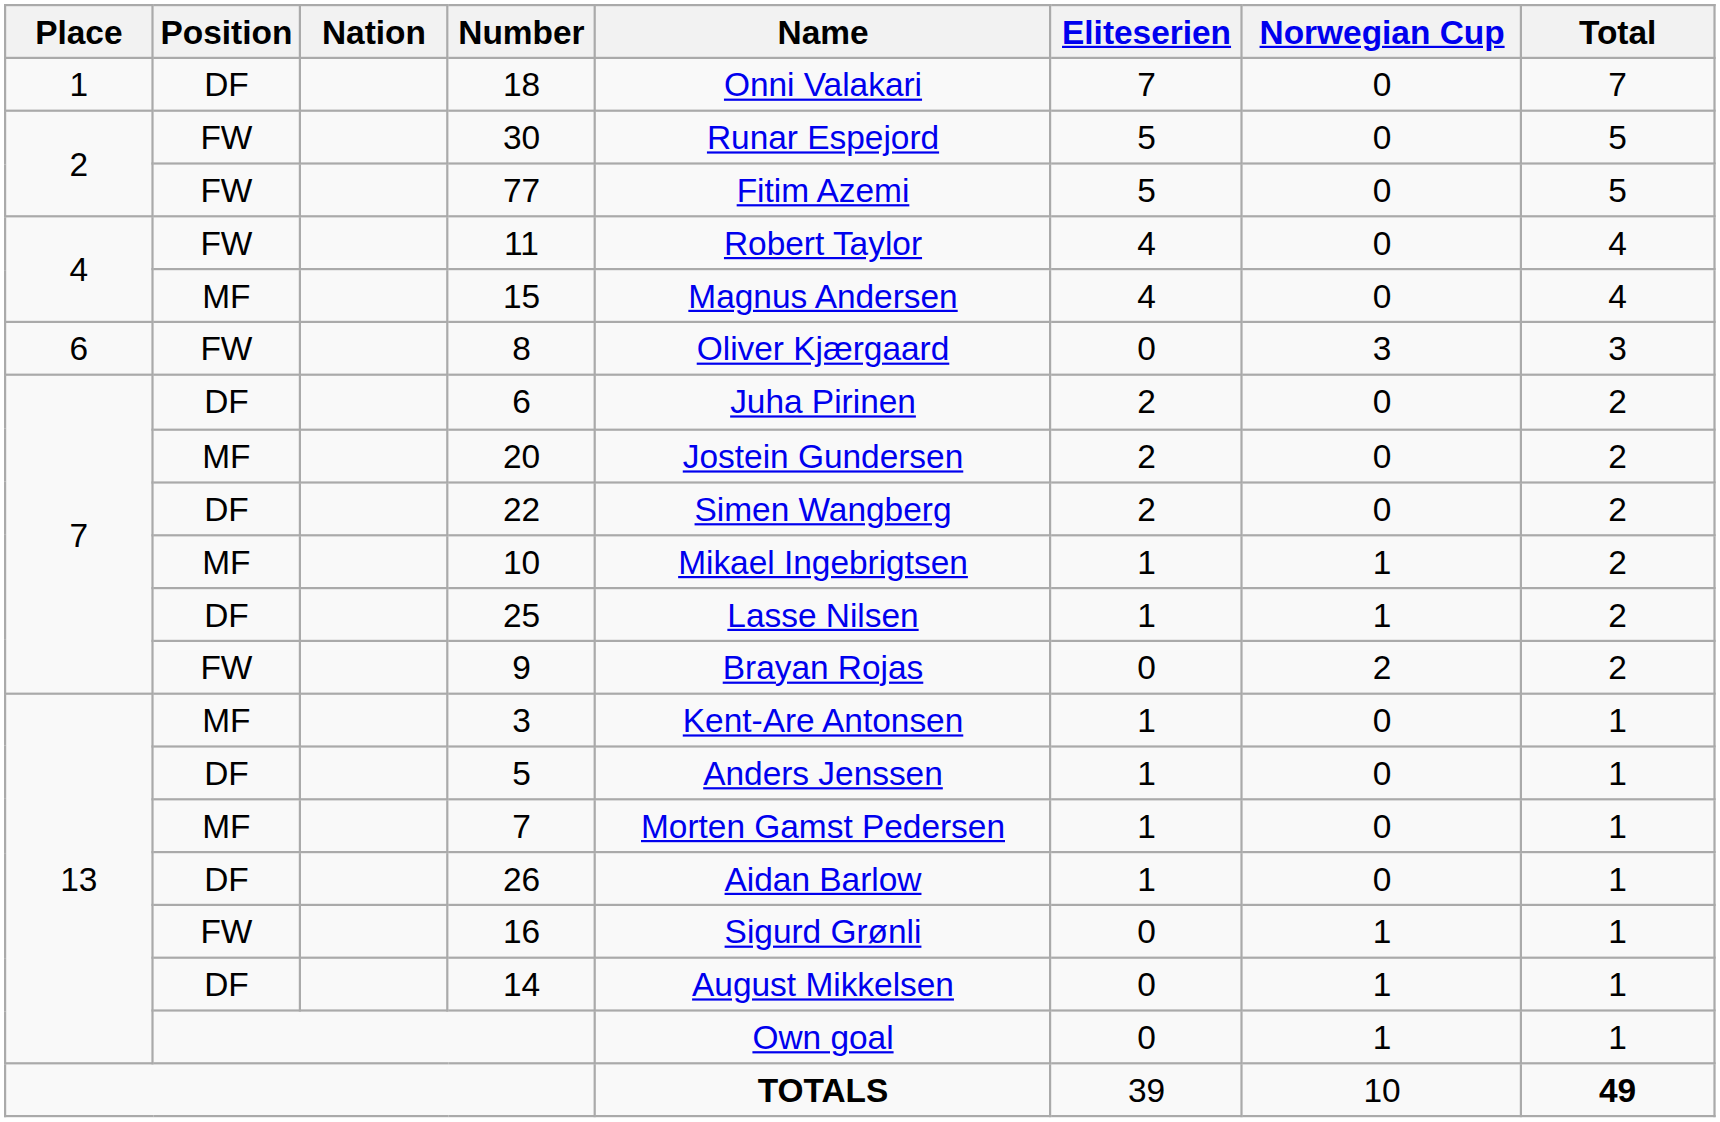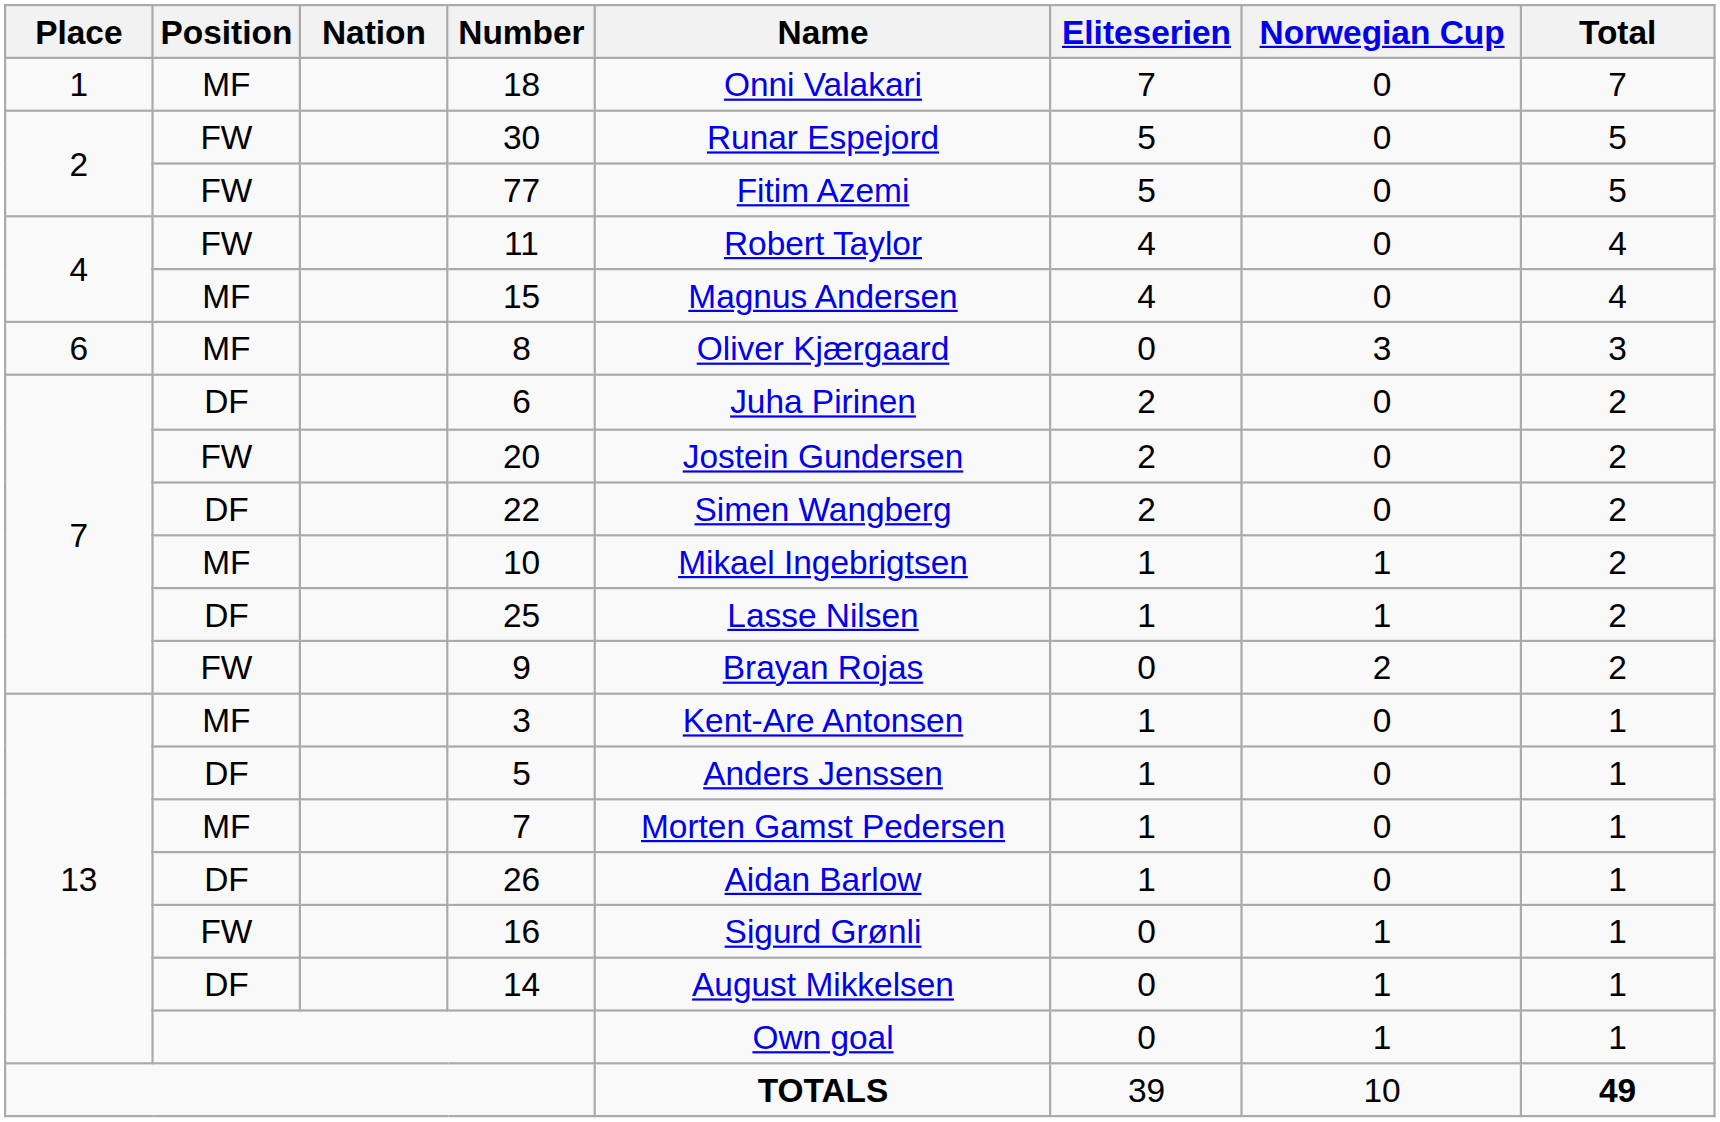(226, 85) DF -> (226, 85) MF
(226, 349) FW -> (226, 349) MF
(226, 455) MF -> (226, 455) FW
